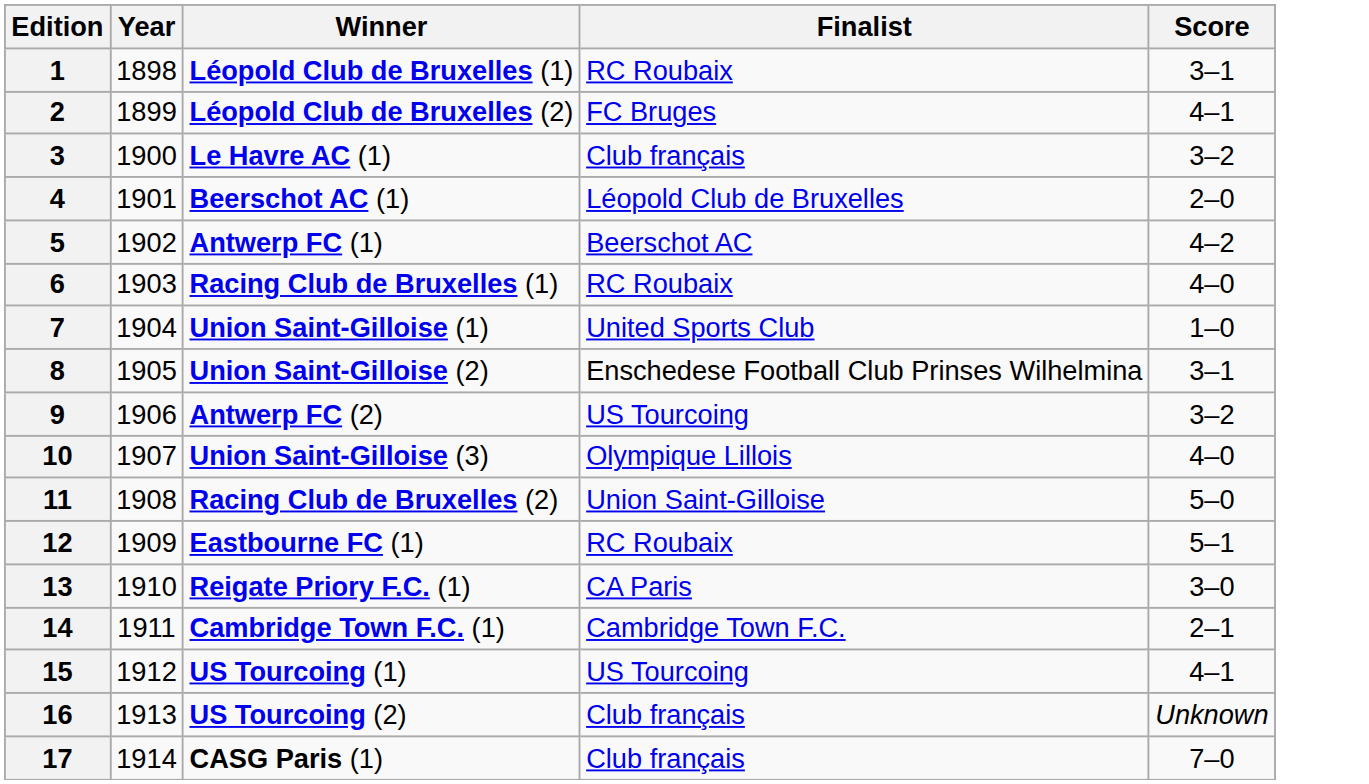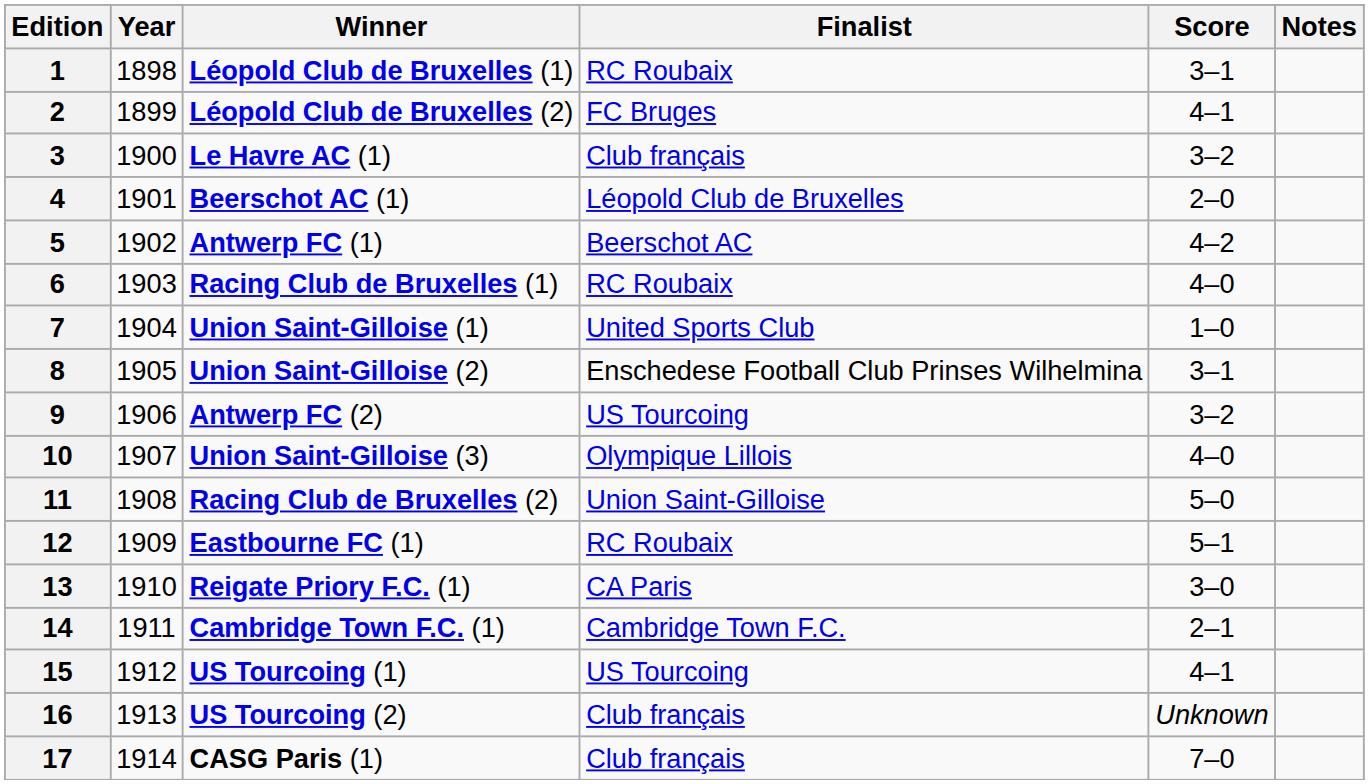+ column: (1319, 27)
